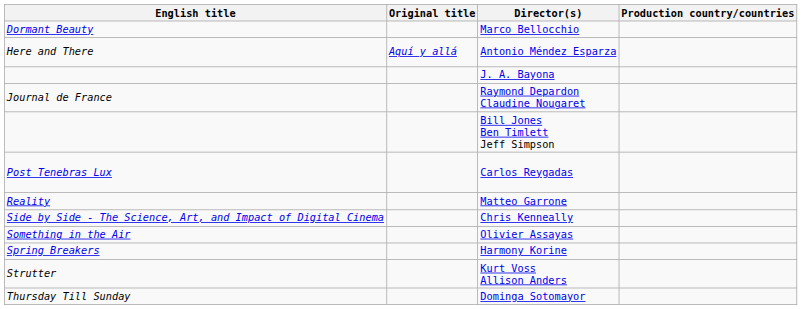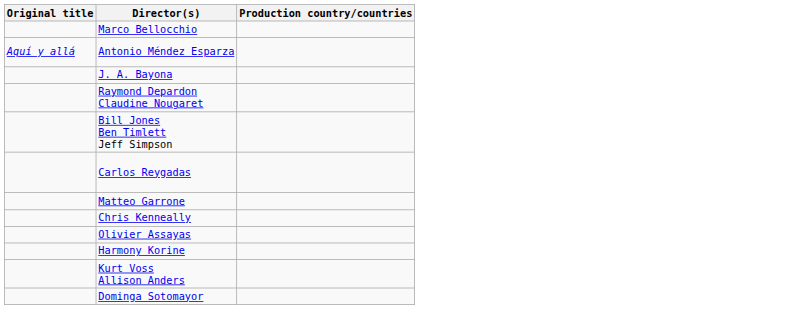- column: (195, 13)
